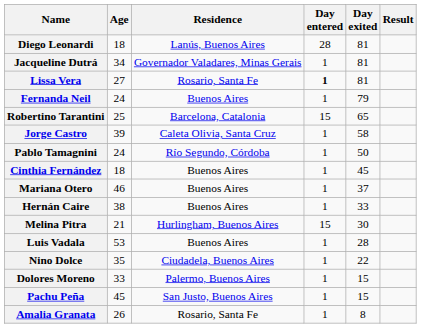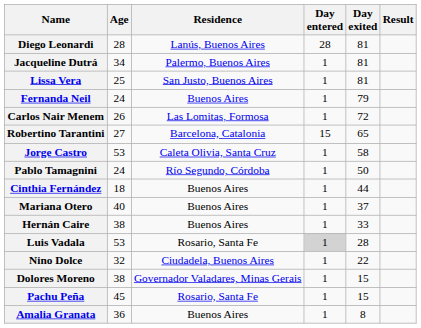(119, 44) 18 -> (119, 44) 28
(218, 62) Governador Valadares, Minas Gerais -> (218, 62) Palermo, Buenos Aires
(119, 80) 27 -> (119, 80) 25
(218, 80) Rosario, Santa Fe -> (218, 80) San Justo, Buenos Aires
(325, 80) bold -> (325, 80) normal
+ row: (56, 116)
(119, 116) 25 -> (119, 134) 27
(119, 134) 39 -> (119, 152) 53
(363, 170) 45 -> (363, 188) 44
(119, 188) 46 -> (119, 206) 40
- row: (56, 224)
(218, 242) Buenos Aires -> (218, 242) Rosario, Santa Fe
(325, 242) no background -> (325, 242) lightgrey background
(119, 260) 35 -> (119, 260) 32
(119, 278) 33 -> (119, 278) 38
(218, 278) Palermo, Buenos Aires -> (218, 278) Governador Valadares, Minas Gerais
(218, 296) San Justo, Buenos Aires -> (218, 296) Rosario, Santa Fe
(119, 314) 26 -> (119, 314) 36
(218, 314) Rosario, Santa Fe -> (218, 314) Buenos Aires
